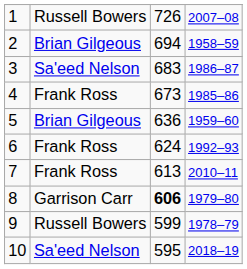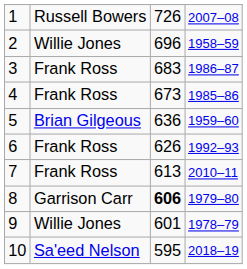(87, 43) Brian Gilgeous -> (77, 43) Willie Jones
(168, 43) 694 -> (168, 43) 696
(87, 69) Sa'eed Nelson -> (76, 69) Frank Ross
(168, 146) 624 -> (168, 146) 626
(90, 224) Russell Bowers -> (77, 224) Willie Jones
(168, 224) 599 -> (168, 224) 601
